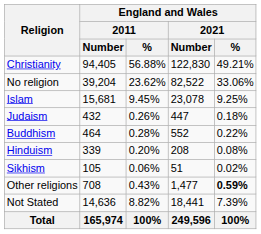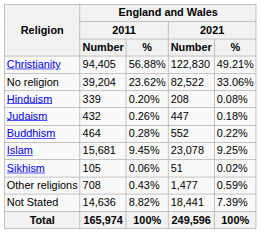rows swapped: (20, 99) <-> (30, 151)
(232, 185) bold -> (232, 185) normal
